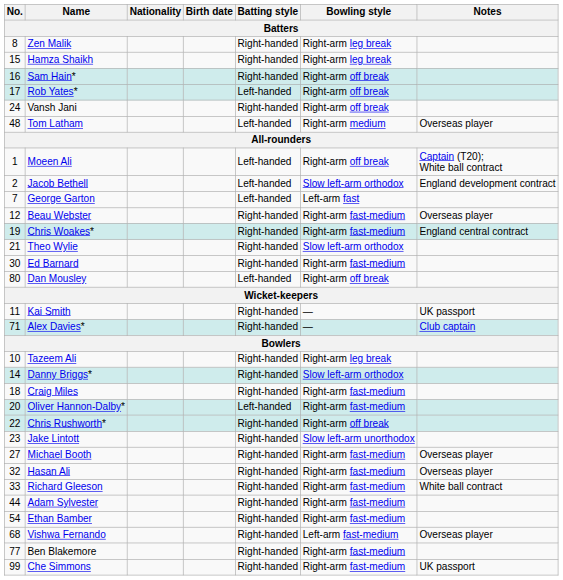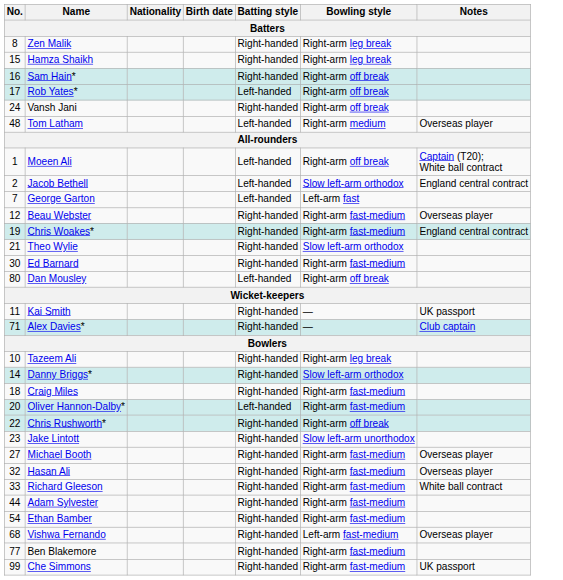(487, 183) England development contract -> (474, 183) England central contract
